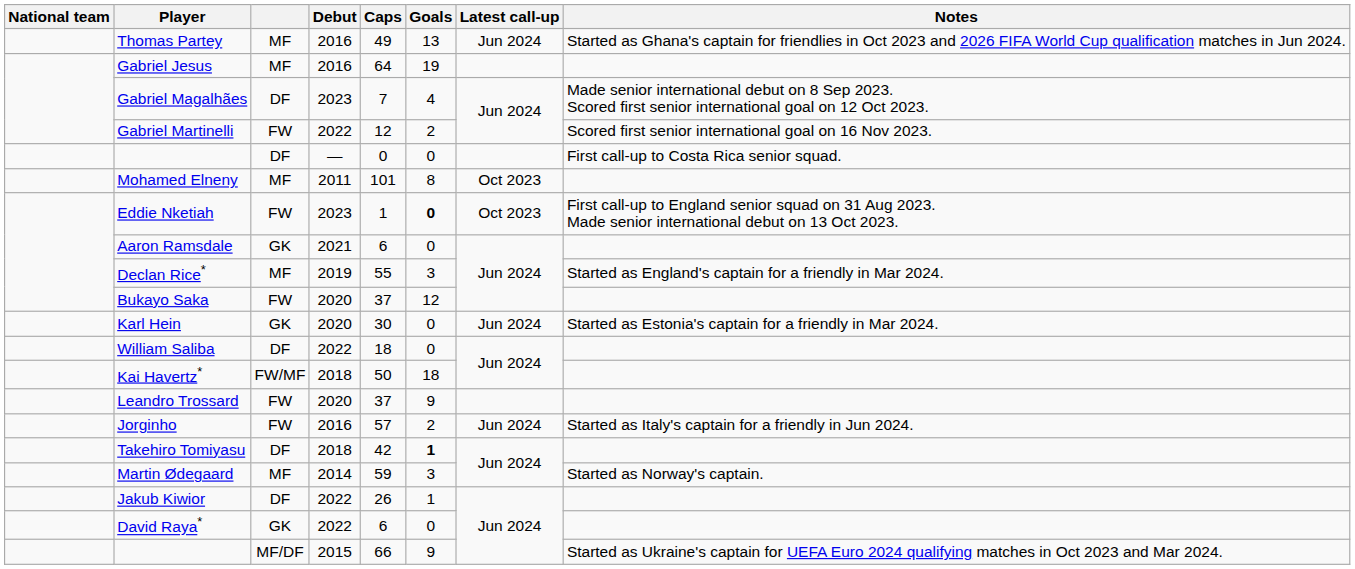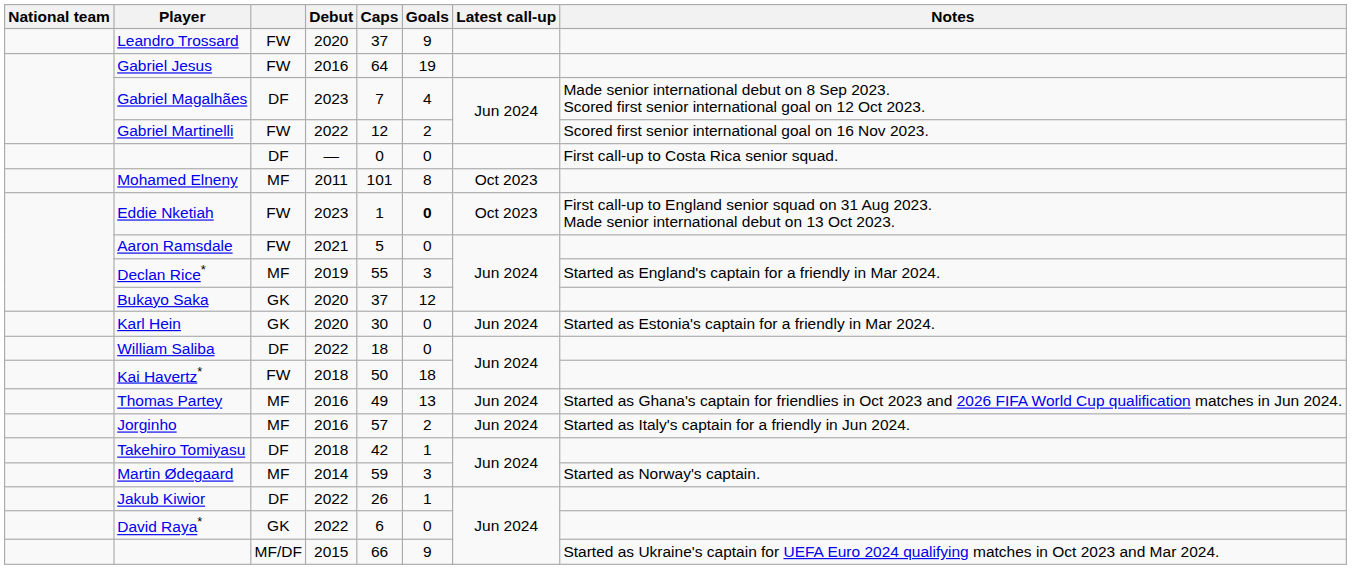rows swapped: (178, 401) <-> (170, 41)
(280, 65) MF -> (278, 65) FW
(280, 246) GK -> (278, 246) FW
(383, 246) 6 -> (380, 246) 5
(280, 299) FW -> (278, 299) GK
(280, 374) FW/MF -> (278, 374) FW
(280, 425) FW -> (278, 425) MF
(431, 450) bold -> (427, 450) normal
